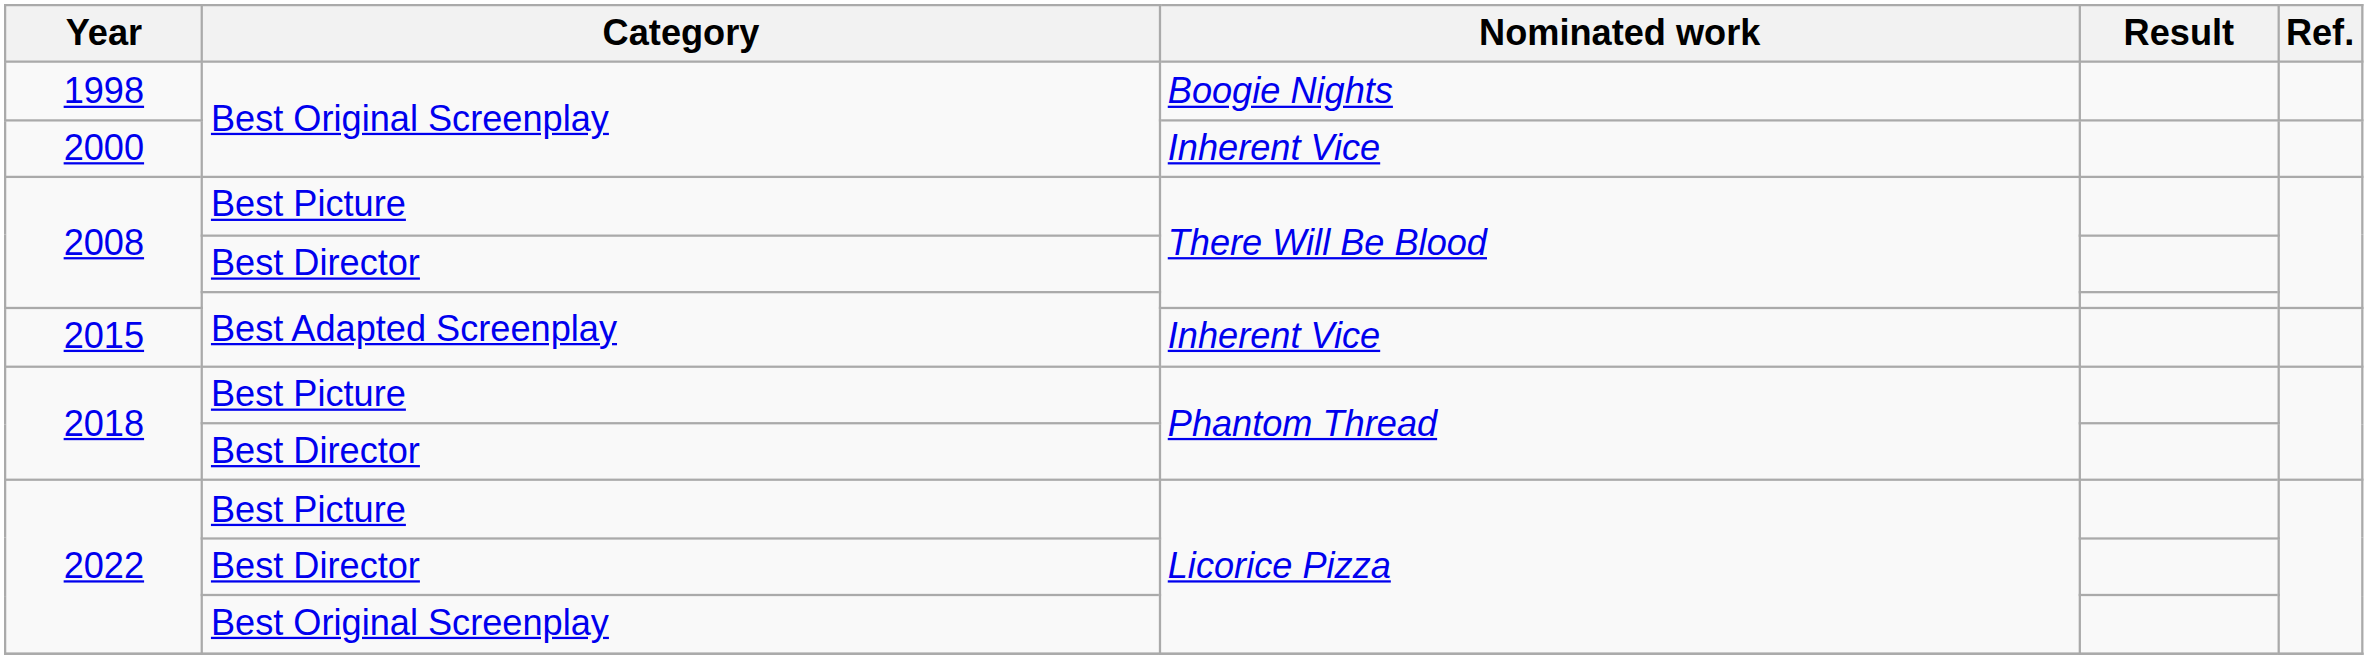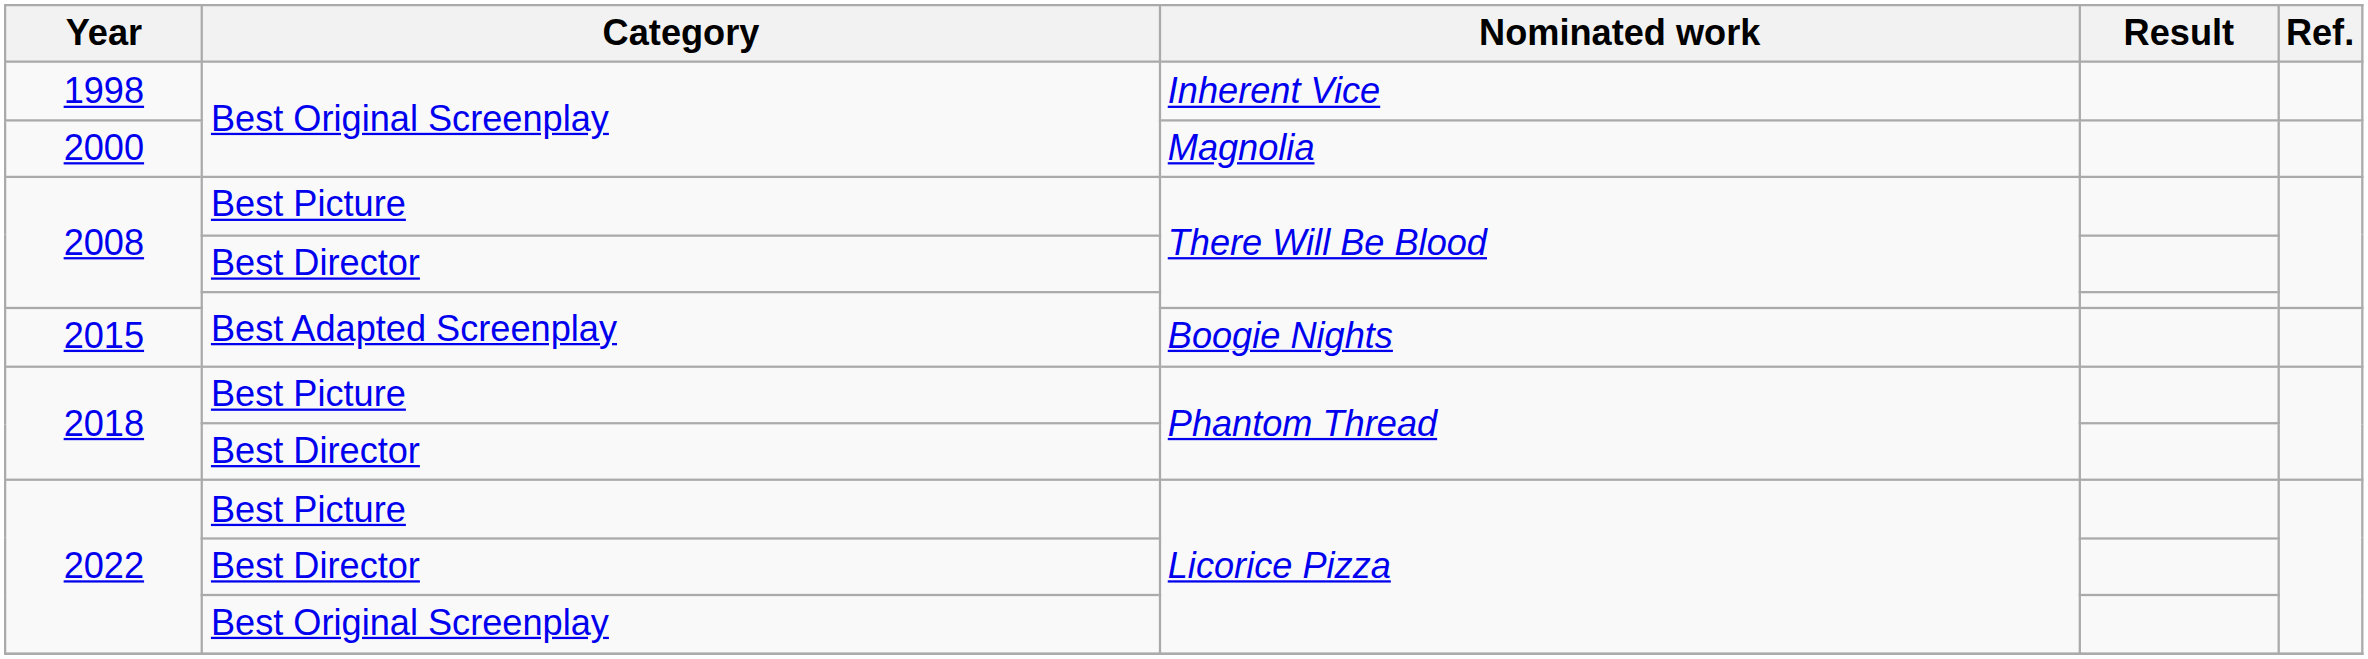(1280, 90) Boogie Nights -> (1274, 90) Inherent Vice
(1274, 147) Inherent Vice -> (1241, 147) Magnolia
(1274, 336) Inherent Vice -> (1280, 336) Boogie Nights
